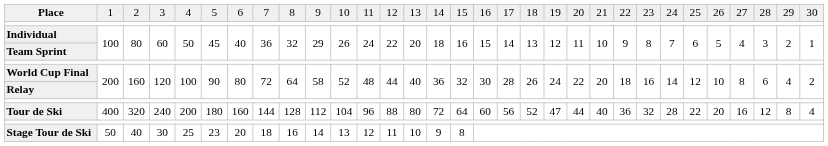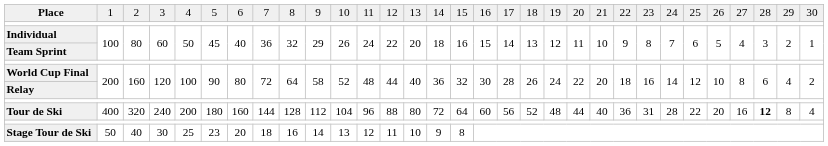(555, 111) 47 -> (555, 111) 48
(649, 111) 32 -> (649, 111) 31
(765, 111) normal -> (765, 111) bold
